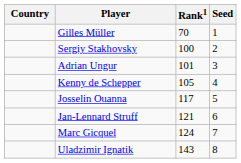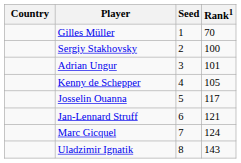columns swapped: (193, 14) <-> (223, 14)
